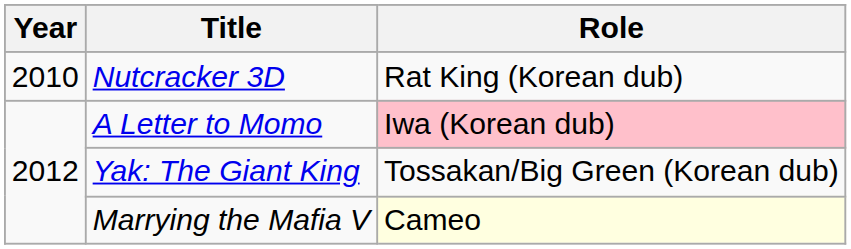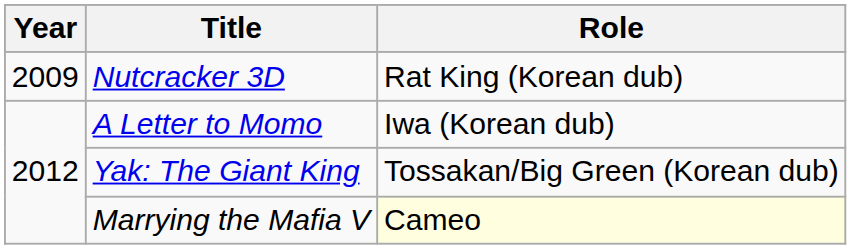(45, 76) 2010 -> (45, 76) 2009
(499, 123) pink background -> (499, 123) no background
